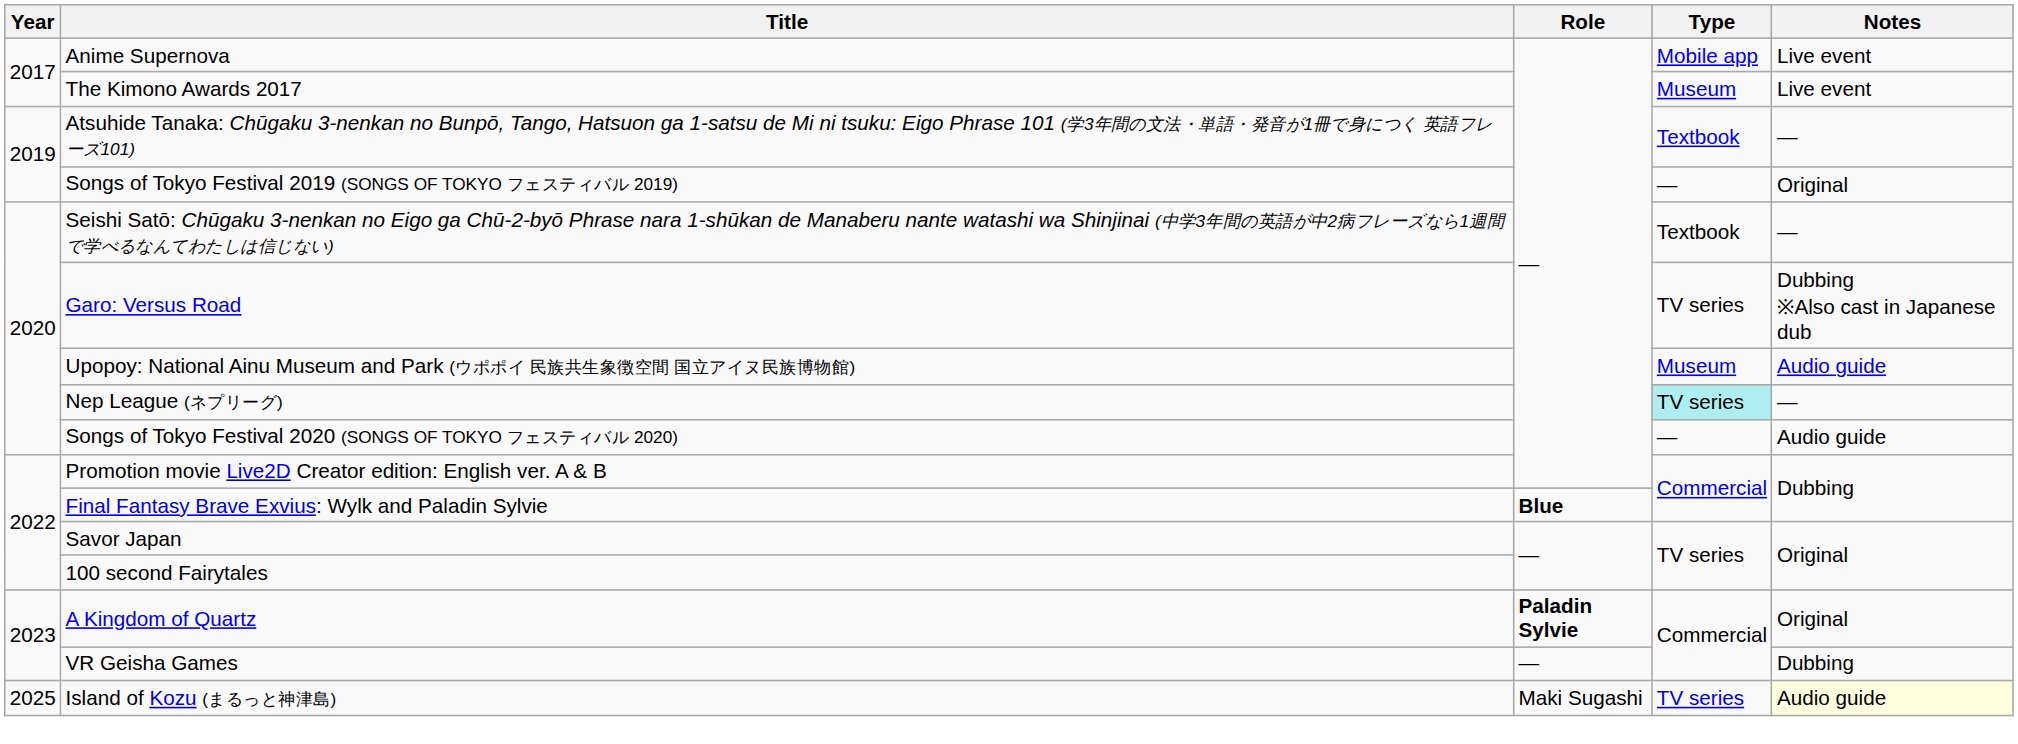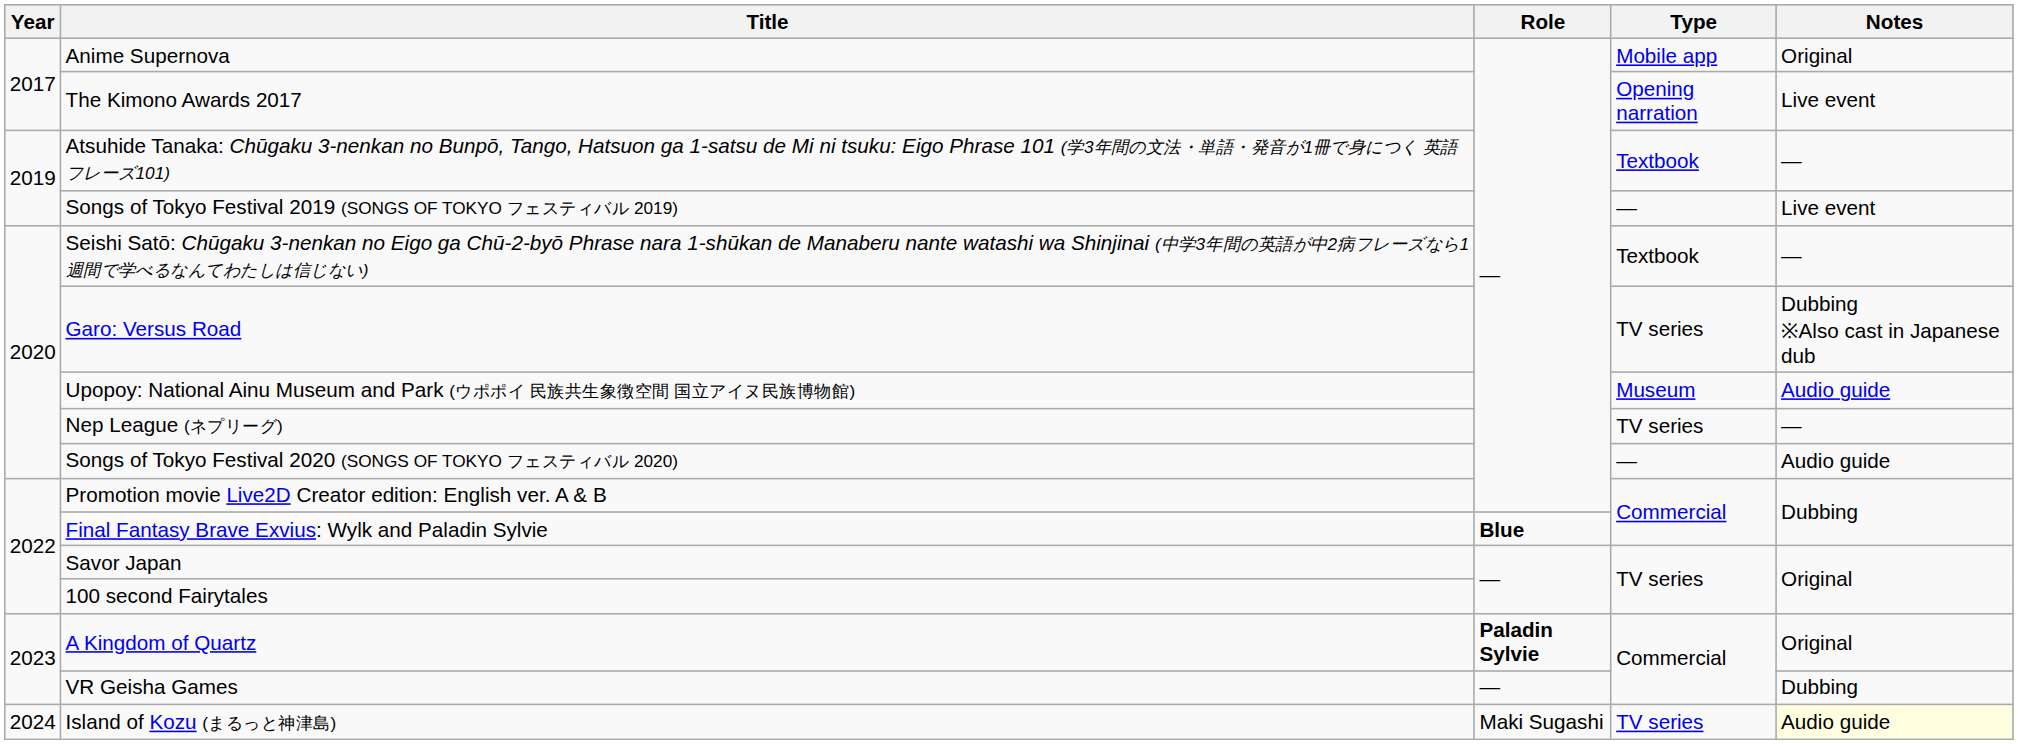(1824, 55) Live event -> (1817, 55) Original
(1696, 89) Museum -> (1657, 101) Opening narration
(1813, 184) Original -> (1828, 208) Live event
(1701, 402) paleturquoise background -> (1660, 425) no background
(33, 698) 2025 -> (33, 722) 2024
